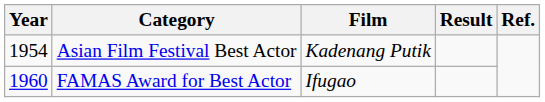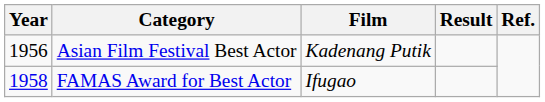(28, 50) 1954 -> (28, 50) 1956
(28, 81) 1960 -> (28, 81) 1958
